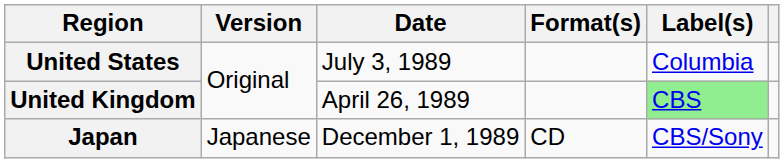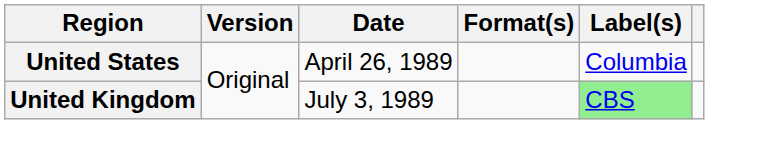(387, 61) July 3, 1989 -> (378, 61) April 26, 1989
(396, 99) April 26, 1989 -> (369, 99) July 3, 1989
- row: (103, 137)
